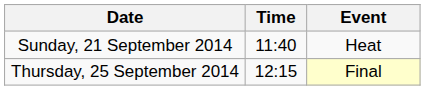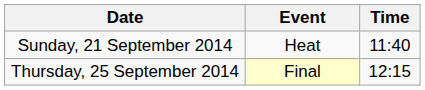columns swapped: (276, 17) <-> (363, 17)
